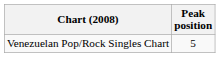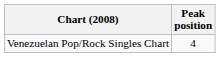(193, 43) 5 -> (193, 43) 4
